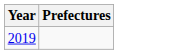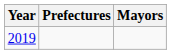+ column: (140, 15)
